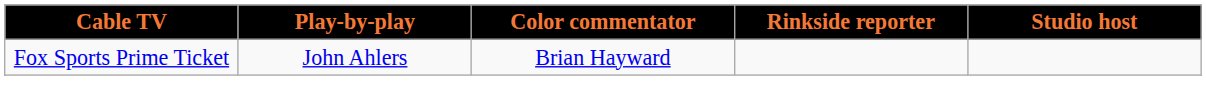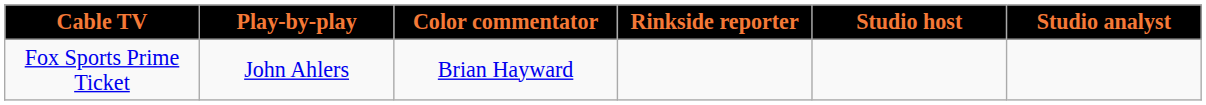+ column: (1104, 22)
